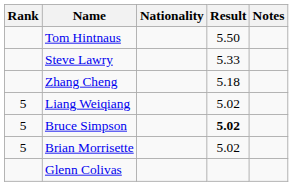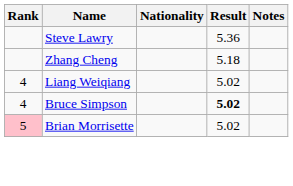- row: (83, 37)
(228, 59) 5.33 -> (228, 37) 5.36
(23, 103) 5 -> (23, 81) 4
(23, 125) 5 -> (23, 103) 4
(23, 148) no background -> (23, 125) pink background
- row: (83, 170)
